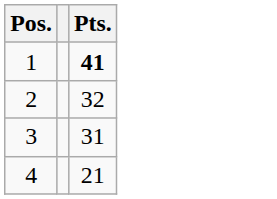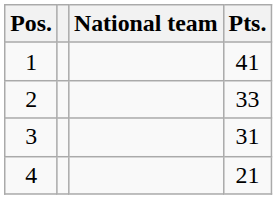+ column: (146, 23)
(93, 61) bold -> (247, 61) normal
(93, 99) 32 -> (247, 99) 33
